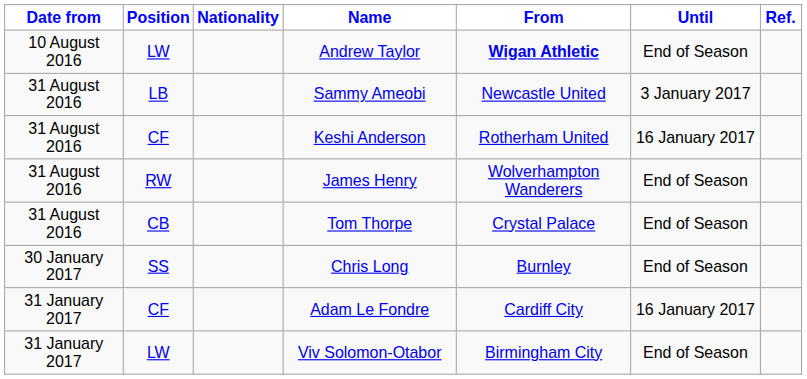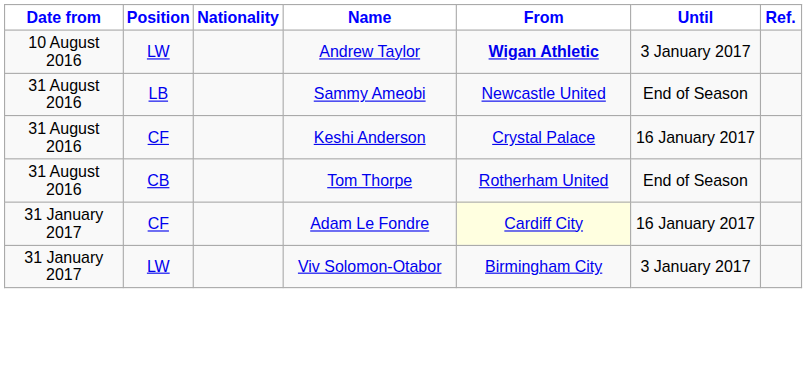(695, 52) End of Season -> (695, 52) 3 January 2017
(695, 95) 3 January 2017 -> (695, 95) End of Season
(544, 138) Rotherham United -> (544, 138) Crystal Palace
- row: (370, 181)
(544, 224) Crystal Palace -> (544, 181) Rotherham United
- row: (370, 267)
(544, 310) no background -> (544, 224) lightyellow background
(695, 353) End of Season -> (695, 267) 3 January 2017
